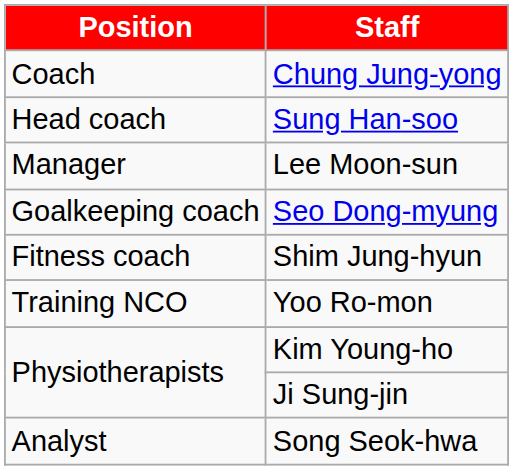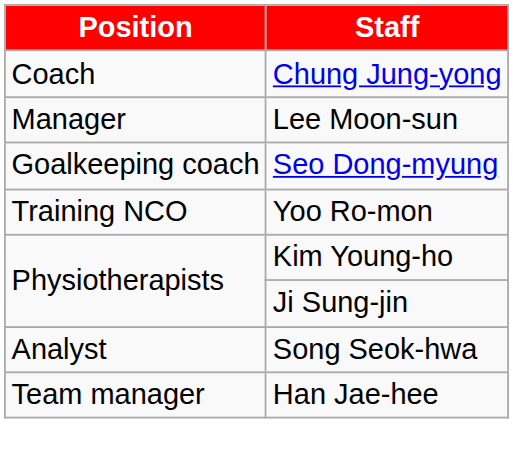- row: (365, 119)
- row: (378, 257)
+ row: (356, 394)
